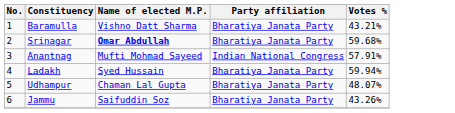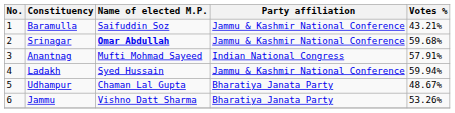(147, 27) Vishno Datt Sharma -> (134, 27) Saifuddin Soz
(273, 27) Bharatiya Janata Party -> (308, 27) Jammu & Kashmir National Conference
(273, 42) Bharatiya Janata Party -> (308, 42) Jammu & Kashmir National Conference
(273, 71) Bharatiya Janata Party -> (308, 71) Jammu & Kashmir National Conference
(365, 86) 48.07% -> (426, 86) 48.67%
(134, 101) Saifuddin Soz -> (147, 101) Vishno Datt Sharma
(365, 101) 43.26% -> (426, 101) 53.26%
